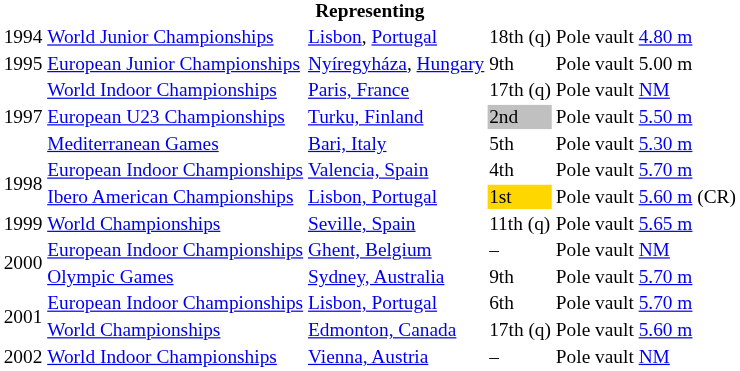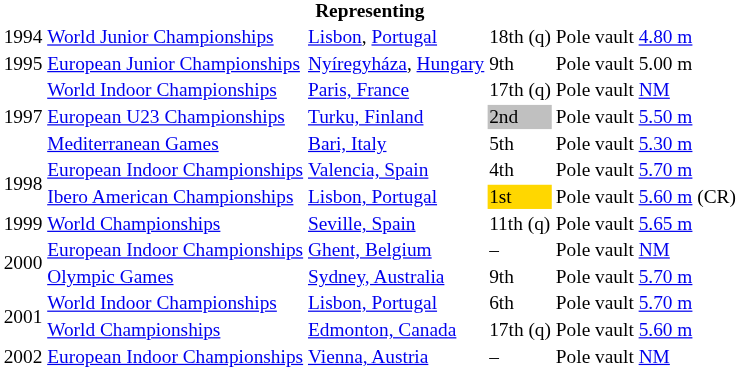(175, 303) European Indoor Championships -> (162, 303) World Indoor Championships
(162, 356) World Indoor Championships -> (175, 356) European Indoor Championships
